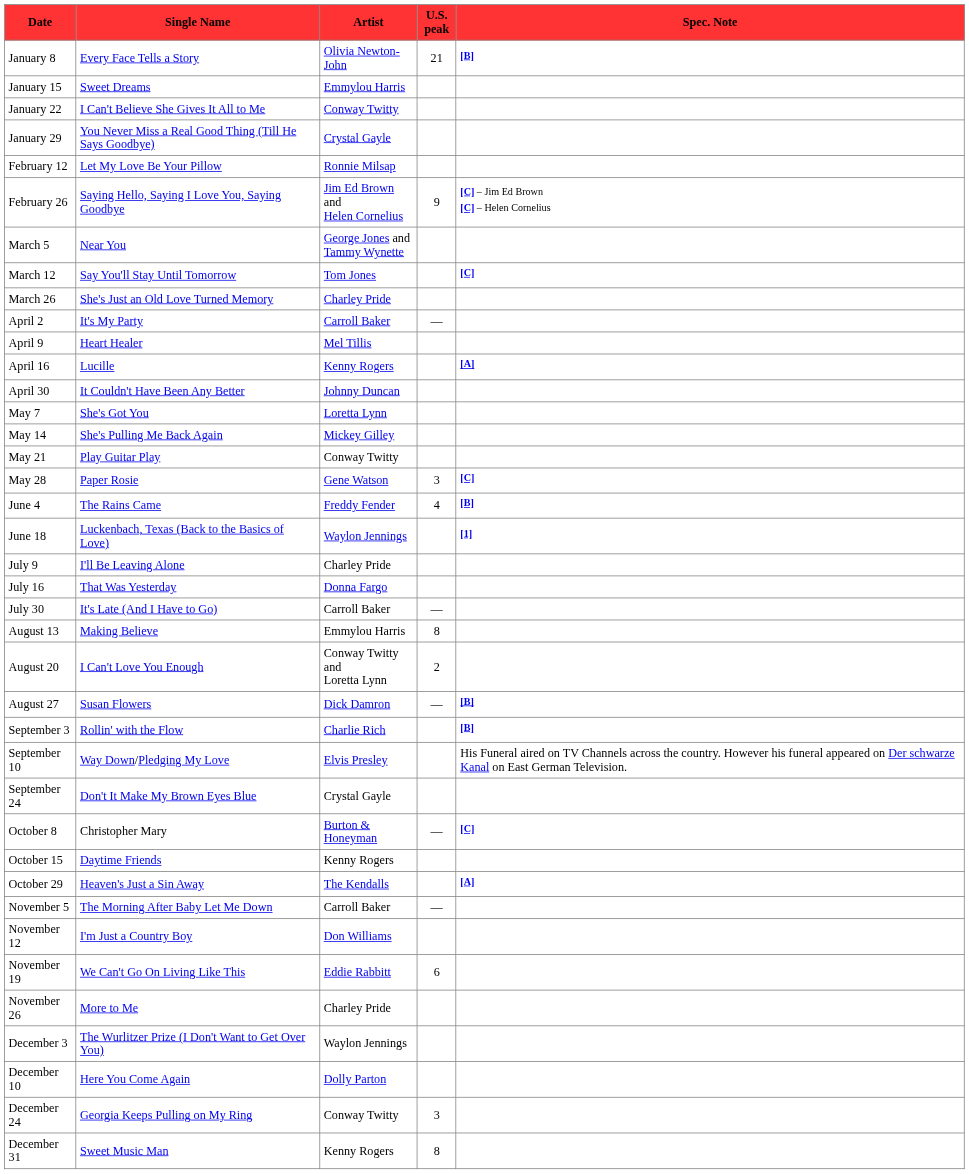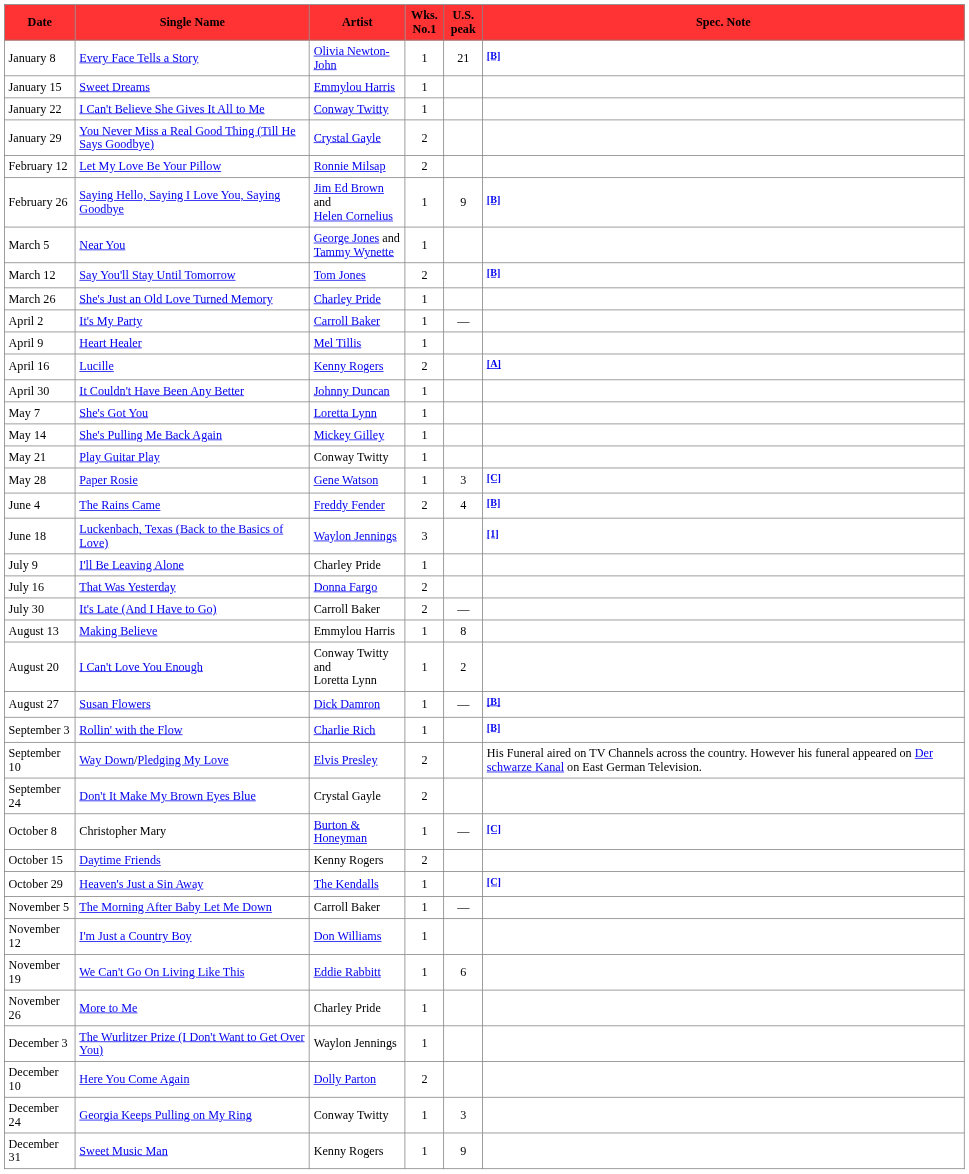+ column: (424, 22)
(505, 200) [C] – Jim Ed Brown [C] – Helen Cornelius -> (494, 200) [B]
(467, 273) [C] -> (494, 273) [B]
(467, 881) [A] -> (494, 881) [C]
(437, 1151) 8 -> (463, 1151) 9
